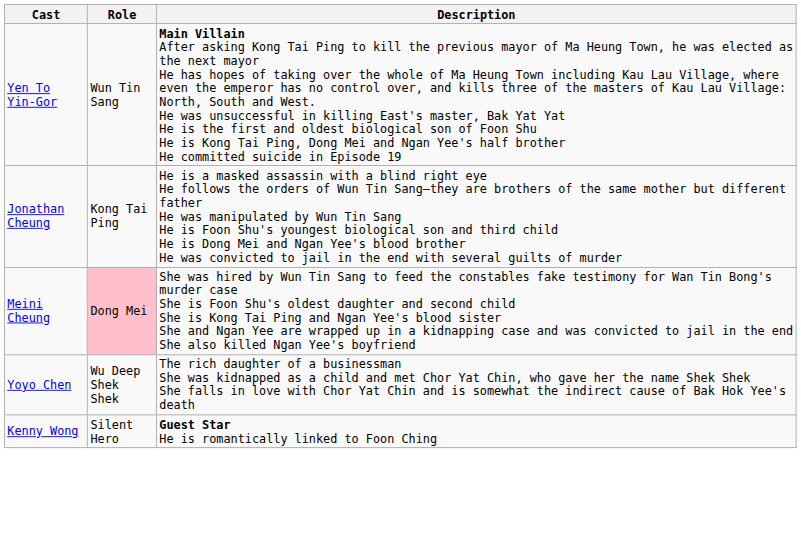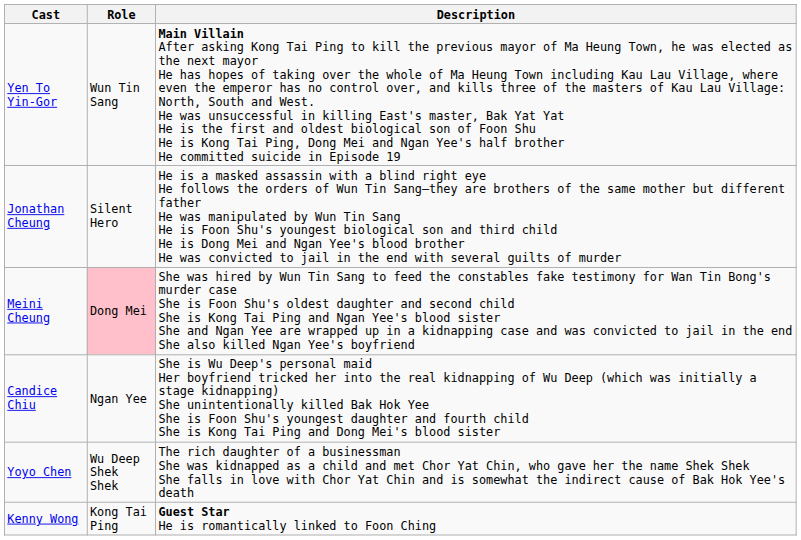(119, 216) Kong Tai Ping -> (111, 216) Silent Hero
+ row: (32, 398)
(112, 431) Silent Hero -> (118, 519) Kong Tai Ping
